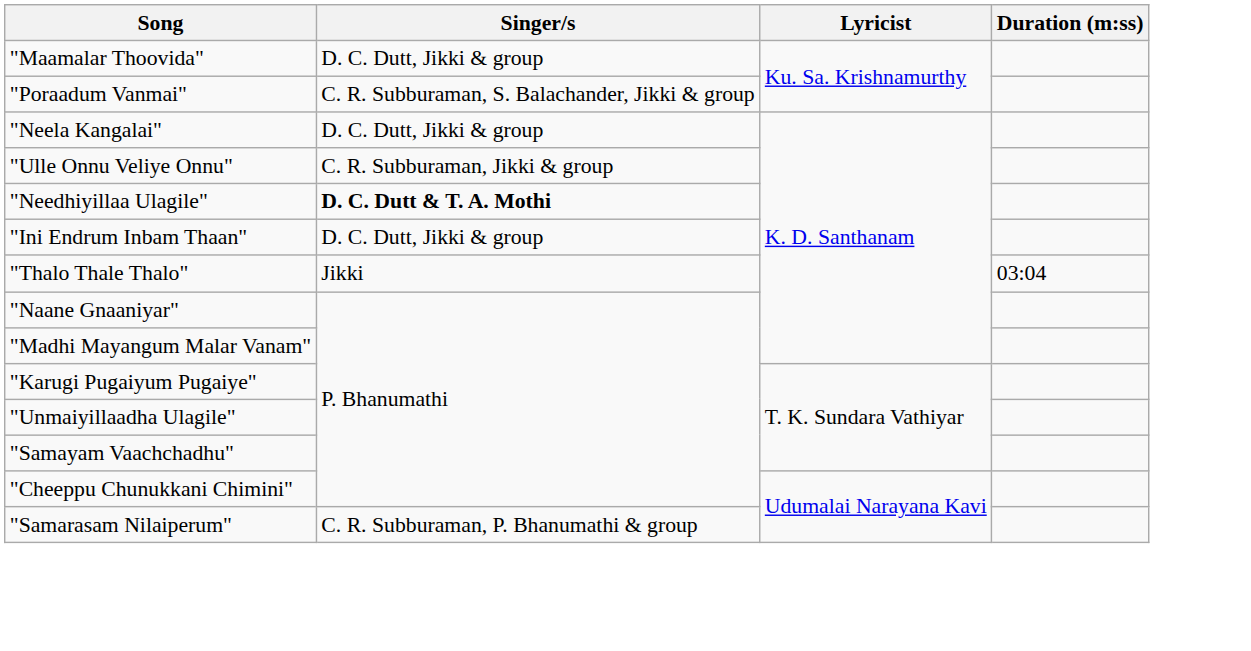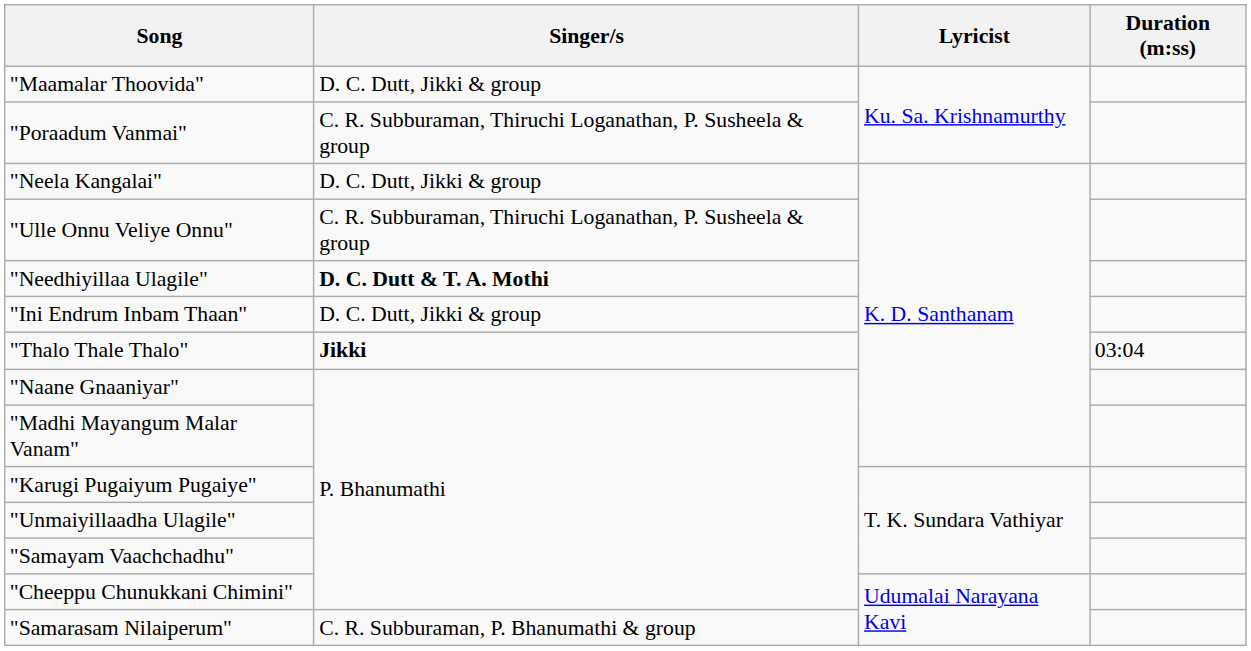(538, 94) C. R. Subburaman, S. Balachander, Jikki & group -> (561, 132) C. R. Subburaman, Thiruchi Loganathan, P. Susheela & group
(467, 165) C. R. Subburaman, Jikki & group -> (561, 230) C. R. Subburaman, Thiruchi Loganathan, P. Susheela & group
(342, 273) normal -> (343, 350) bold
